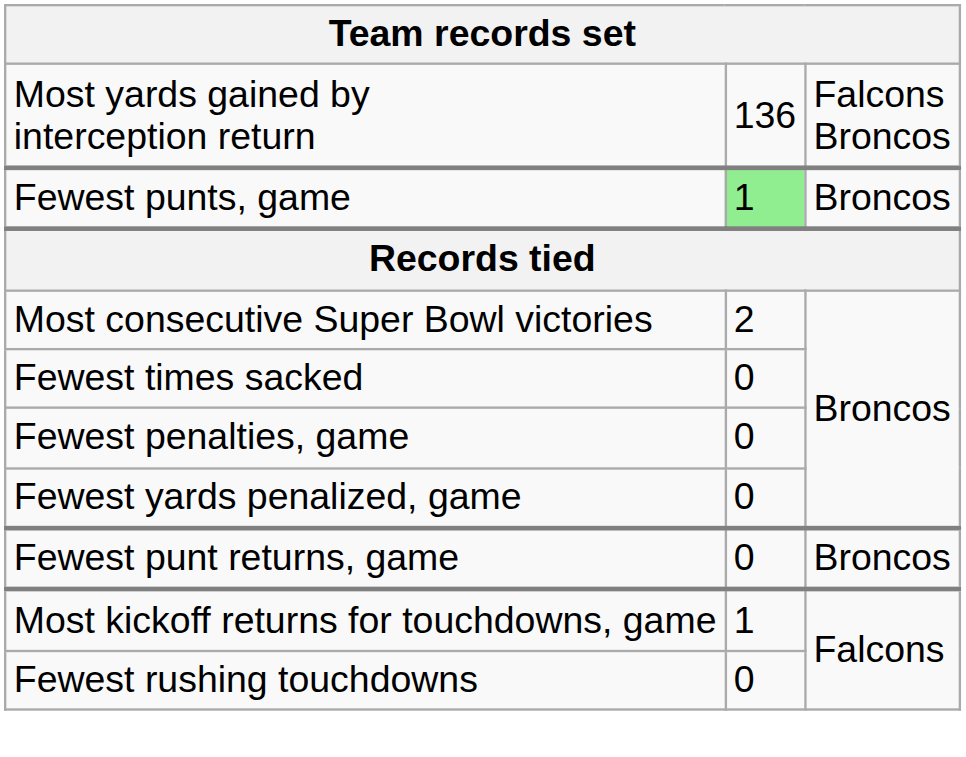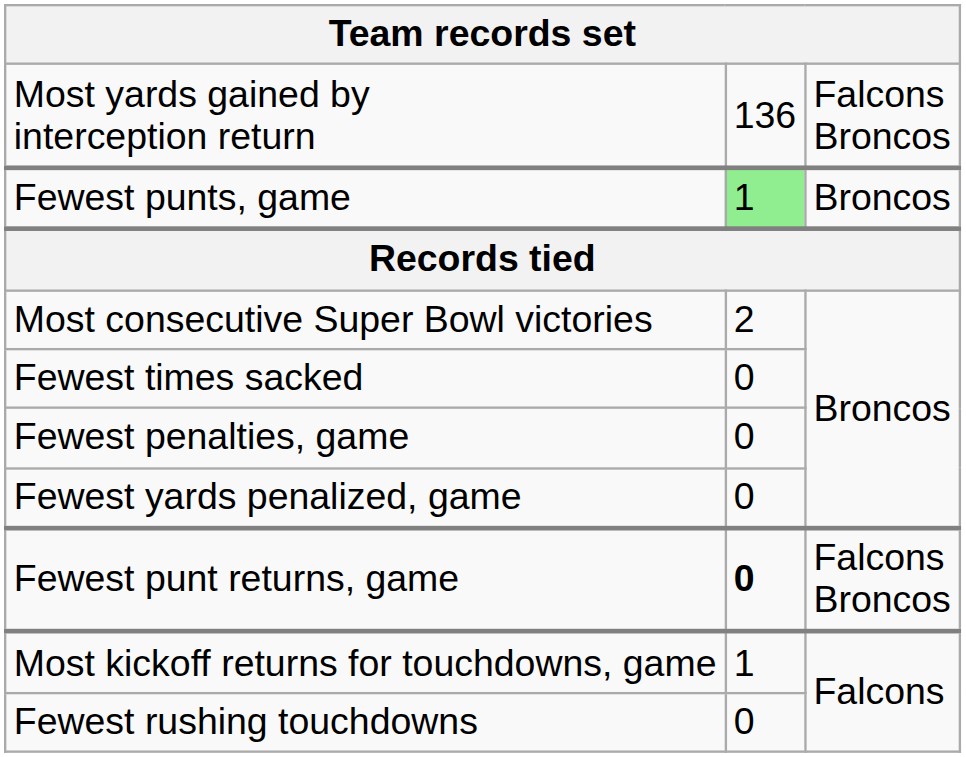(744, 558) normal -> (744, 579) bold
(882, 558) Broncos -> (882, 579) Falcons Broncos
